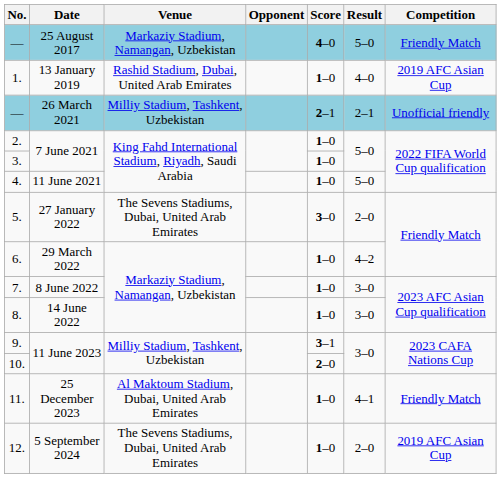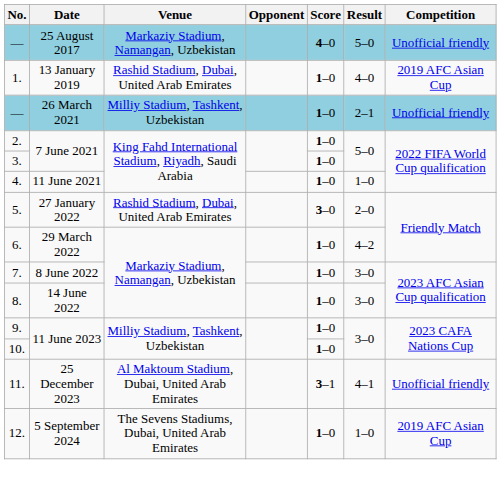(441, 42) Friendly Match -> (441, 42) Unofficial friendly
(326, 112) 2–1 -> (326, 112) 1–0
(365, 181) 5–0 -> (365, 181) 1–0
(175, 216) The Sevens Stadiums, Dubai, United Arab Emirates -> (175, 209) Rashid Stadium, Dubai, United Arab Emirates
(326, 342) 3–1 -> (326, 328) 1–0
(326, 363) 2–0 -> (326, 348) 1–0
(326, 398) 1–0 -> (326, 384) 3–1
(441, 398) Friendly Match -> (441, 384) Unofficial friendly
(365, 448) 2–0 -> (365, 433) 1–0
